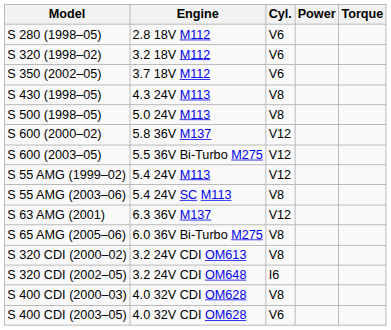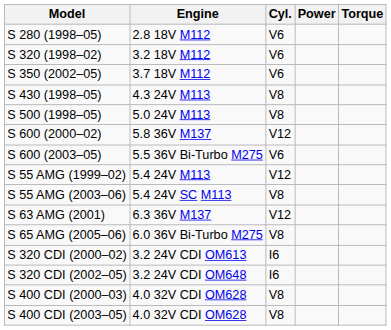(280, 154) V12 -> (276, 154) V6
(276, 255) V8 -> (274, 255) I6
(276, 315) V6 -> (276, 315) V8
